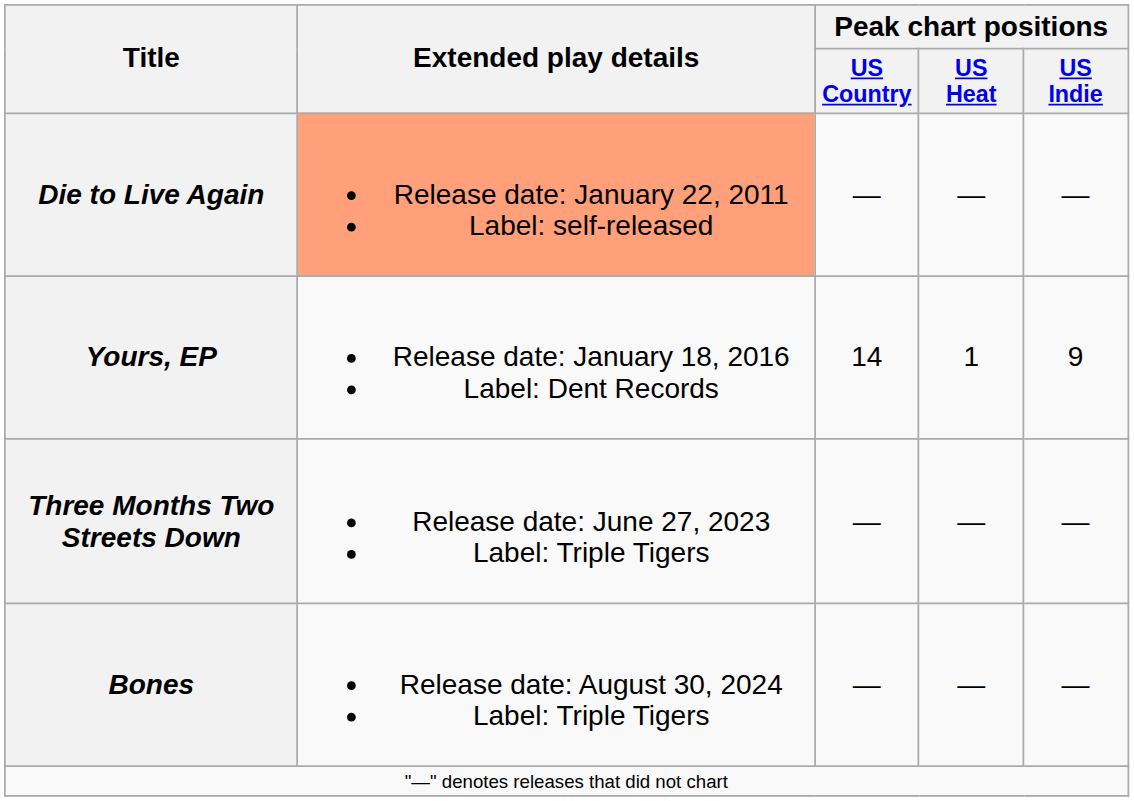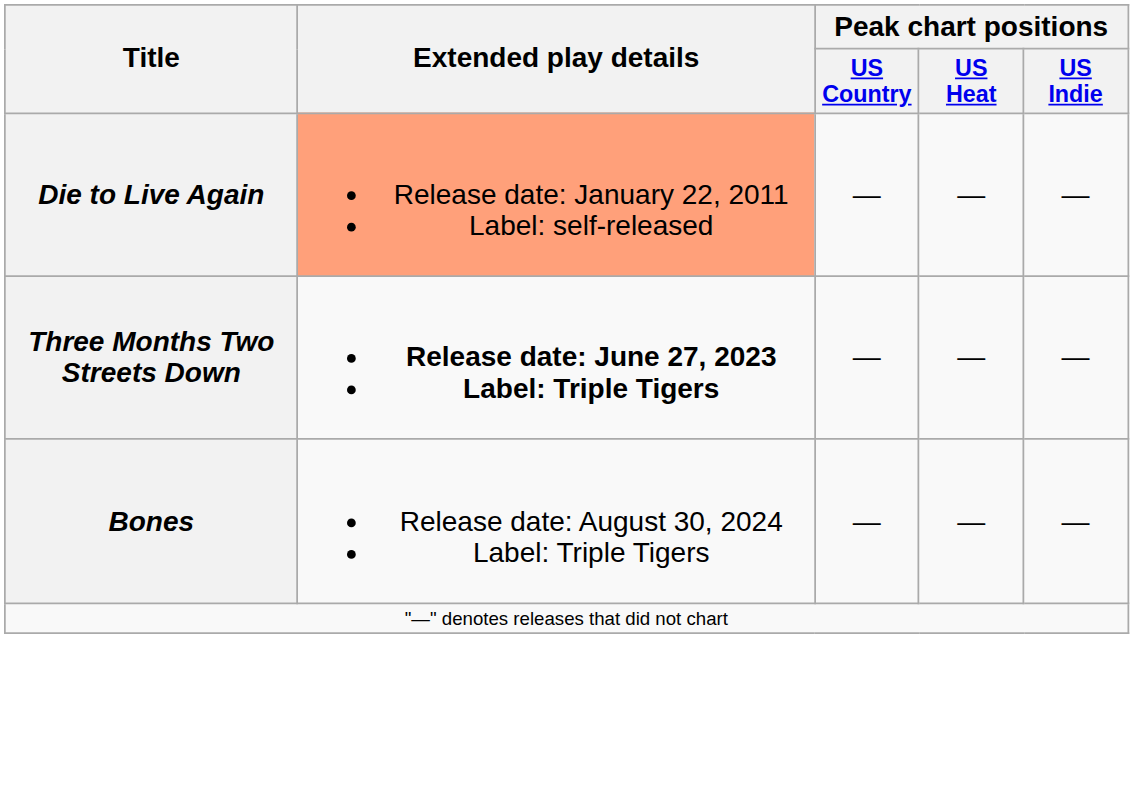- row: (151, 357)
(556, 537) normal -> (556, 374) bold
